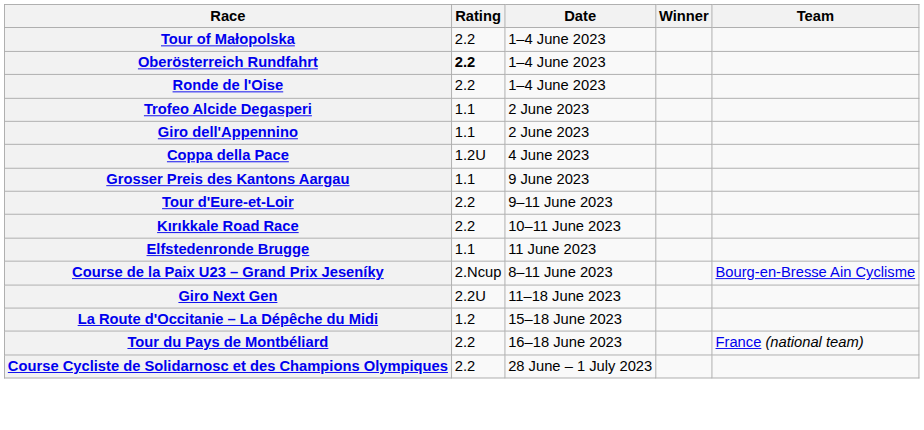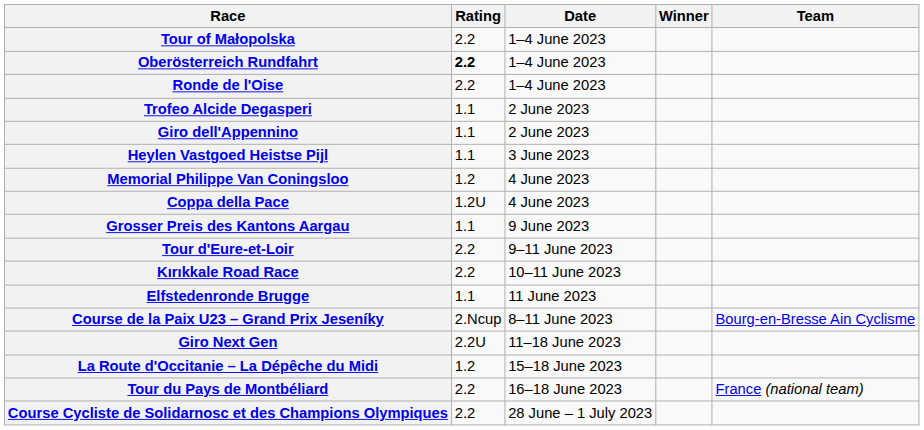+ row: (228, 156)
+ row: (228, 179)
